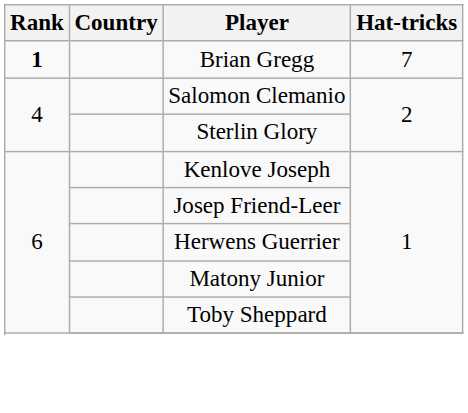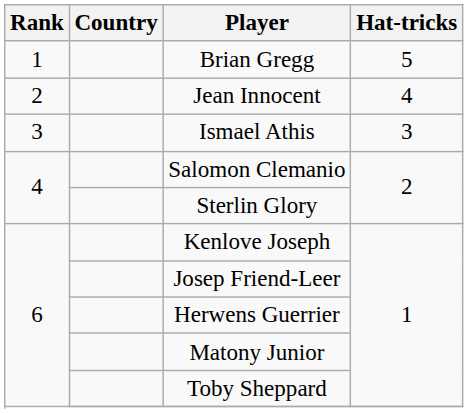(37, 59) bold -> (37, 59) normal
(407, 59) 7 -> (407, 59) 5
+ row: (257, 95)
+ row: (257, 132)
